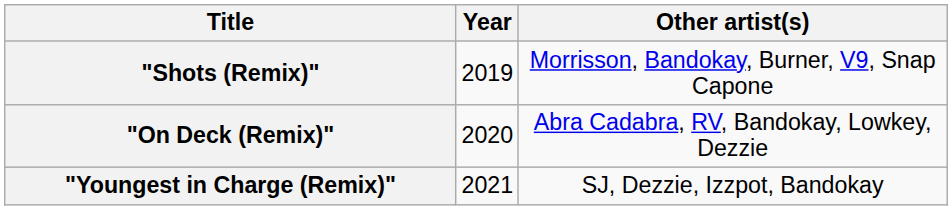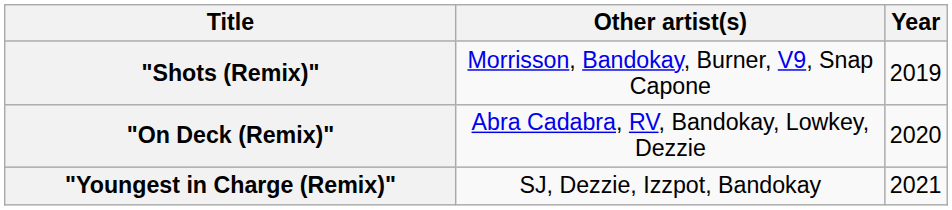columns swapped: (487, 22) <-> (733, 22)
